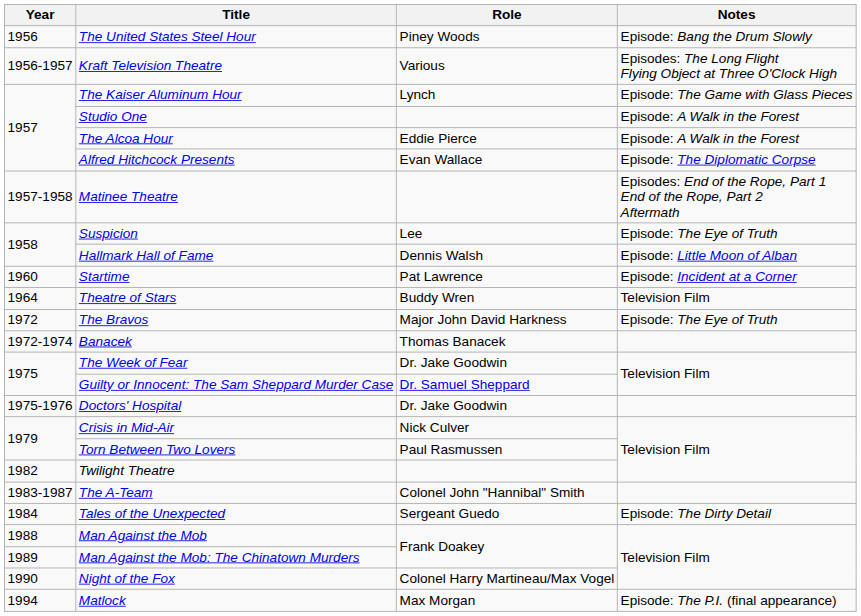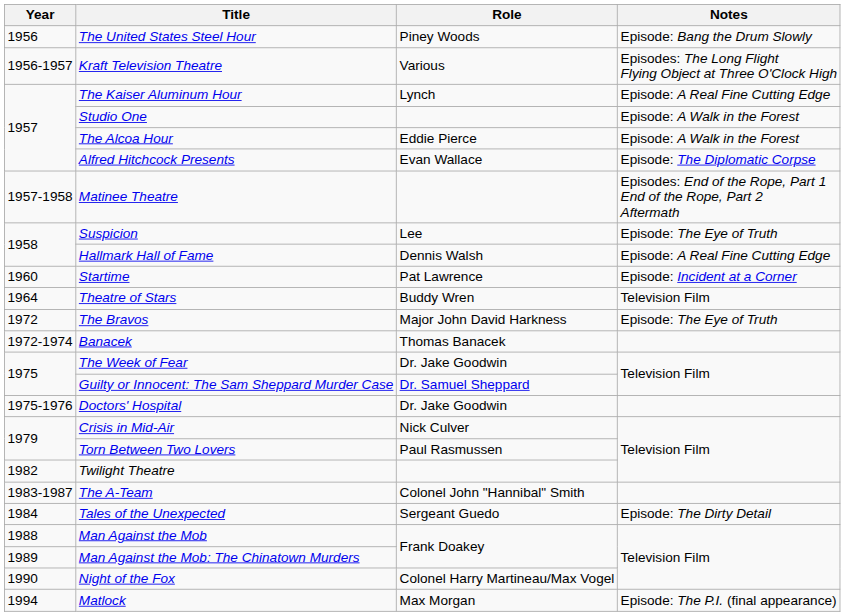(737, 95) Episode: The Game with Glass Pieces -> (725, 95) Episode: A Real Fine Cutting Edge
(709, 255) Episode: Little Moon of Alban -> (725, 255) Episode: A Real Fine Cutting Edge
